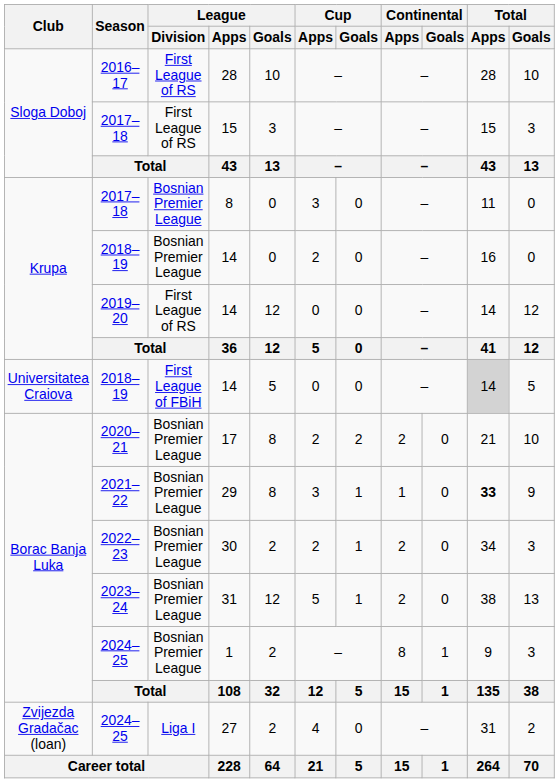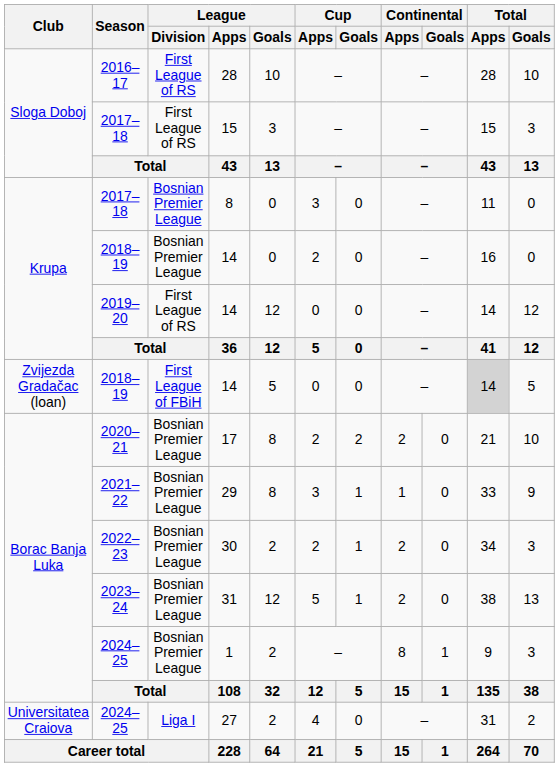(48, 386) Universitatea Craiova -> (48, 386) Zvijezda Gradačac (loan)
(488, 493) bold -> (488, 493) normal
(48, 728) Zvijezda Gradačac (loan) -> (48, 721) Universitatea Craiova
